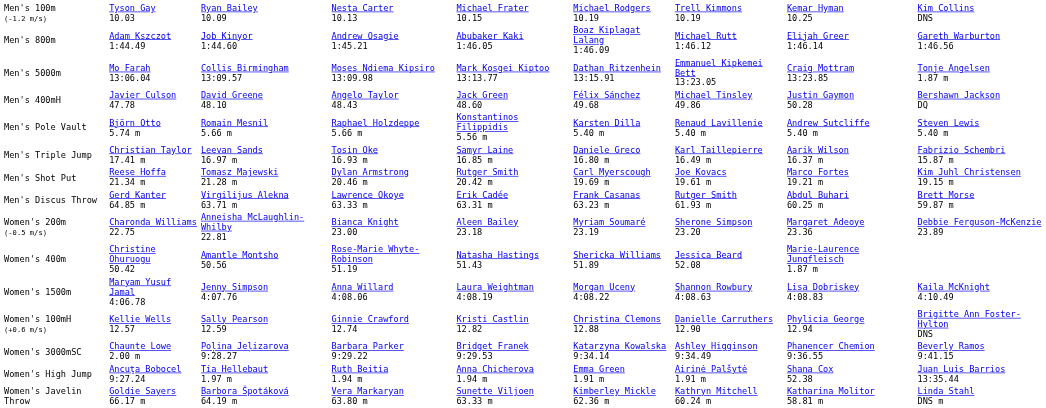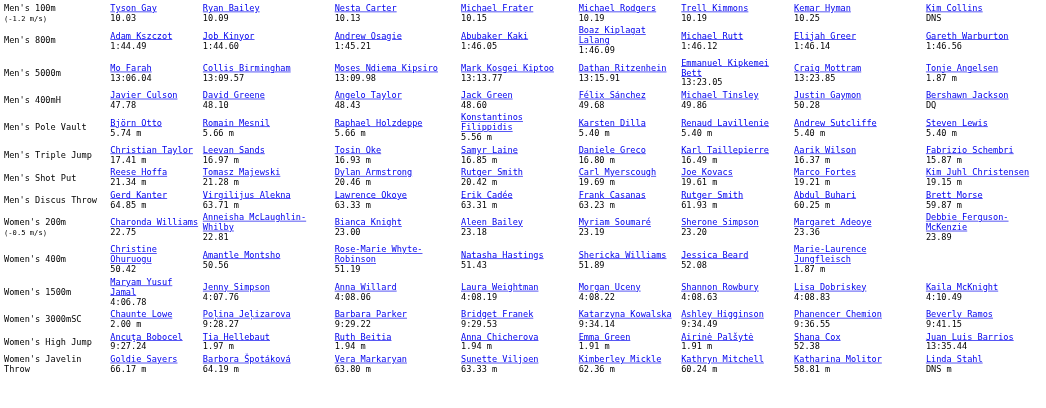- row: (38, 324)
